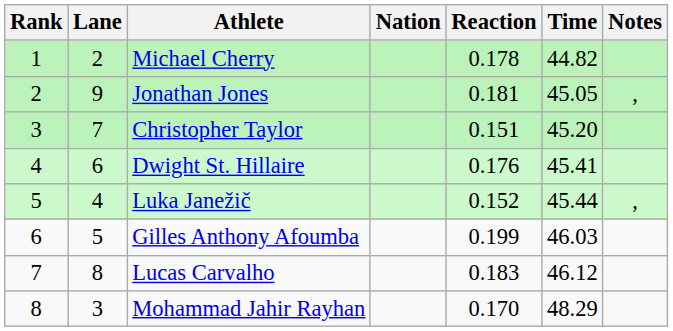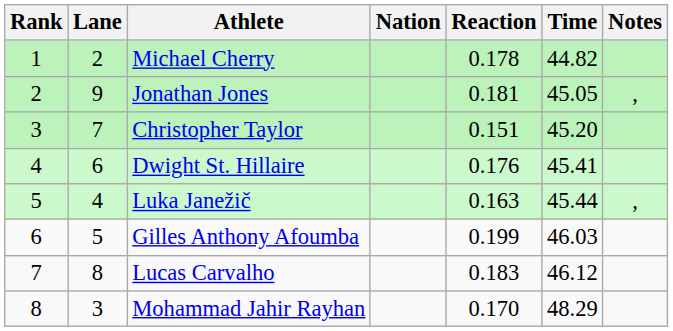(494, 201) 0.152 -> (494, 201) 0.163
